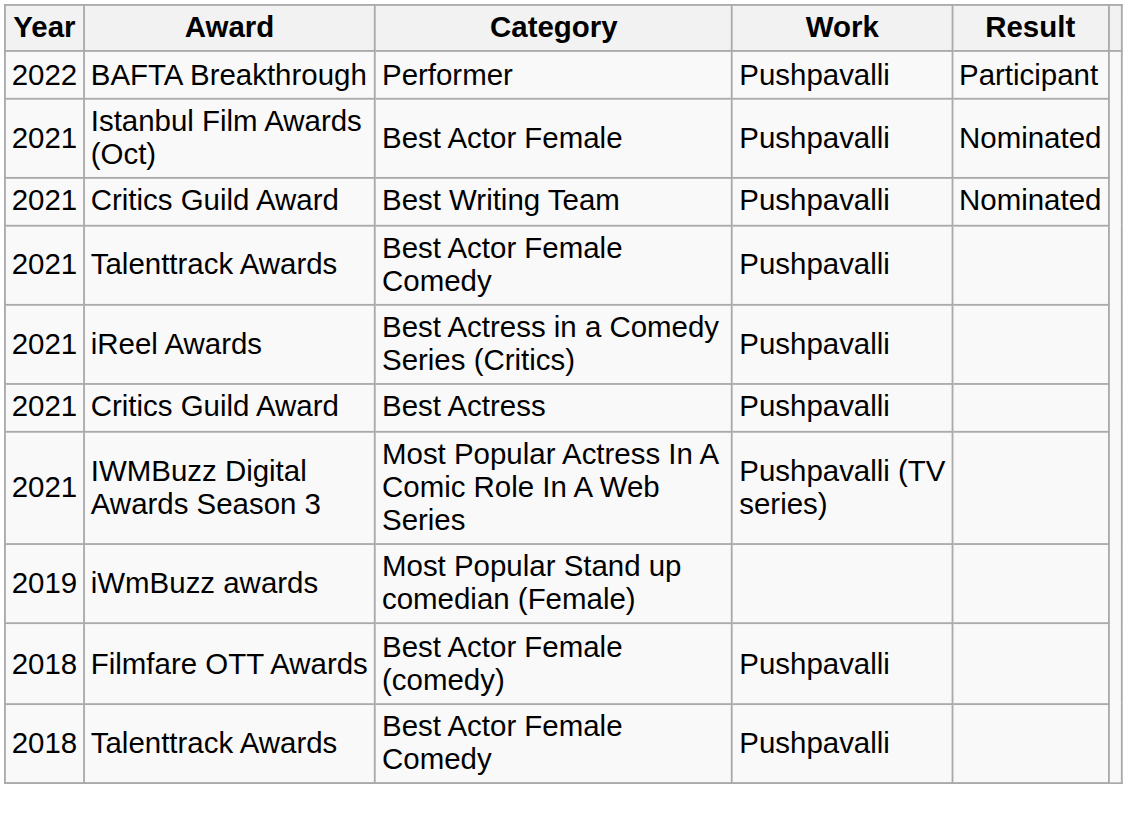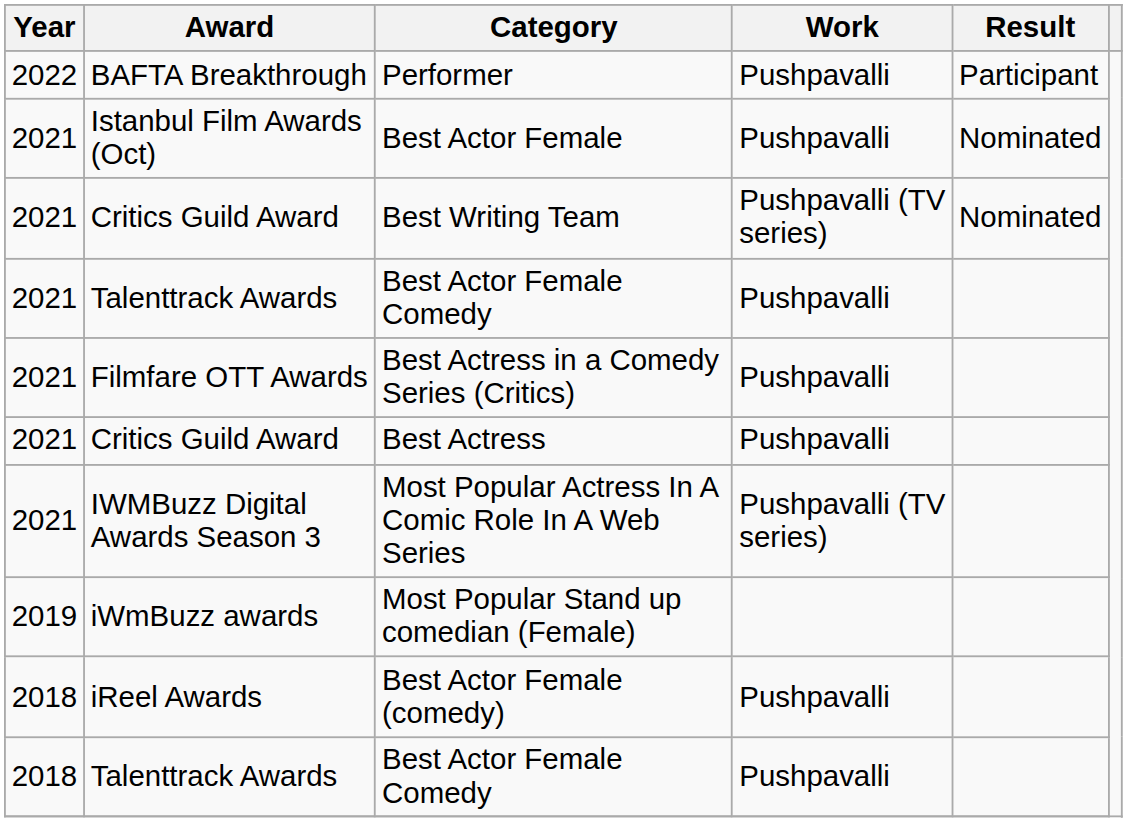(815, 201) Pushpavalli -> (842, 217) Pushpavalli (TV series)
(176, 344) iReel Awards -> (229, 377) Filmfare OTT Awards
(229, 663) Filmfare OTT Awards -> (176, 696) iReel Awards
